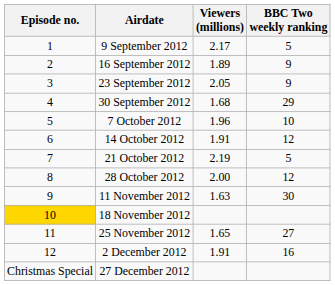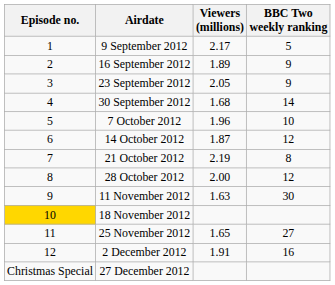(288, 102) 29 -> (288, 102) 14
(220, 139) 1.91 -> (220, 139) 1.87
(288, 158) 5 -> (288, 158) 8
